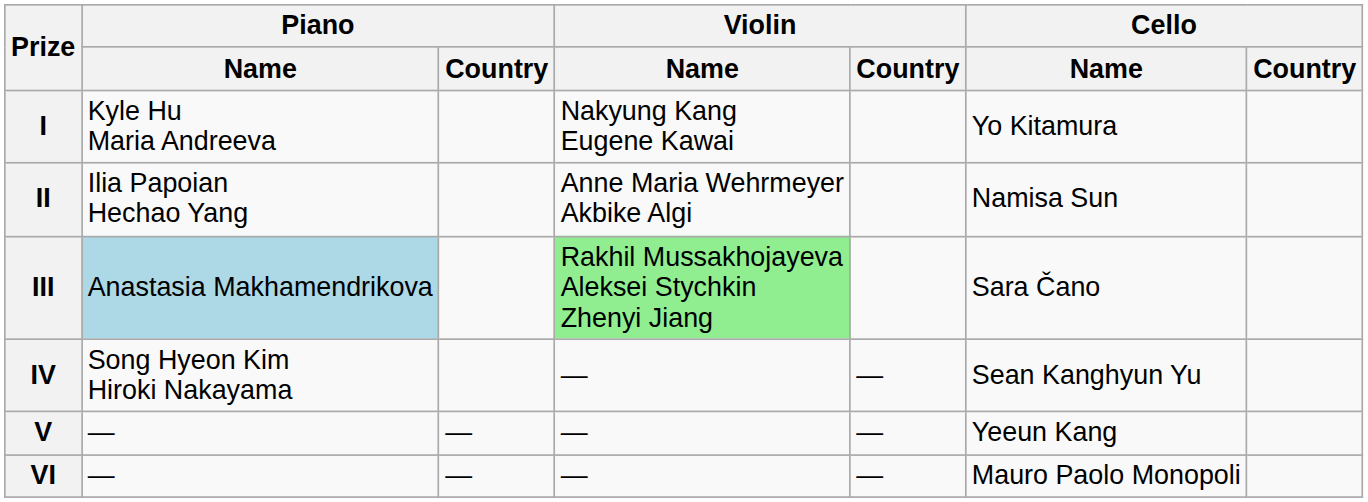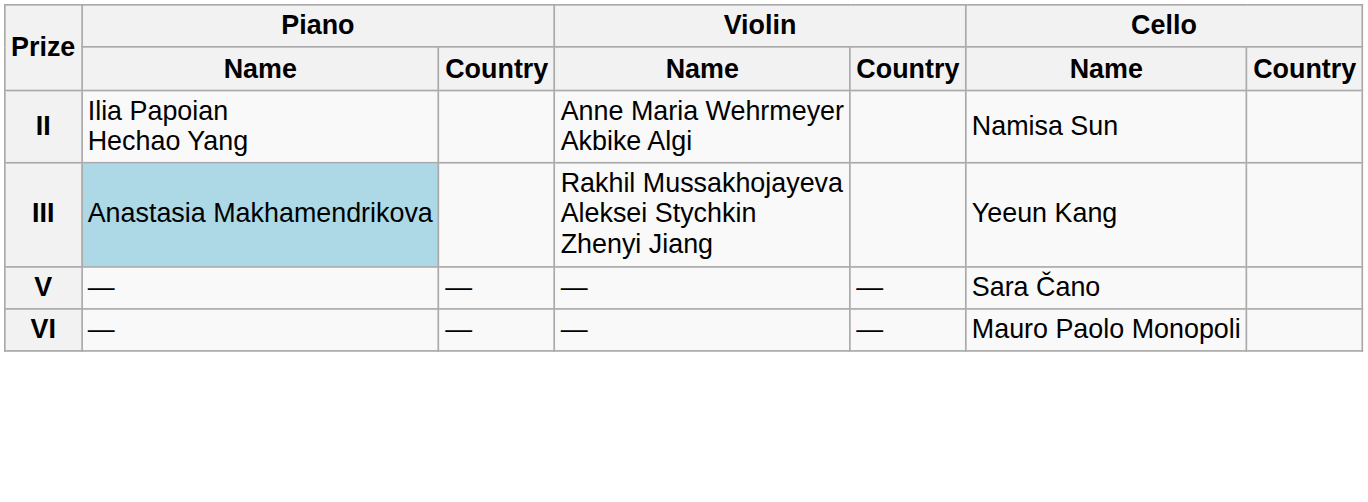- row: (43, 126)
(702, 287) lightgreen background -> (702, 214) no background
(1036, 287) Sara Čano -> (1045, 214) Yeeun Kang
- row: (43, 375)
(1045, 432) Yeeun Kang -> (1036, 287) Sara Čano
